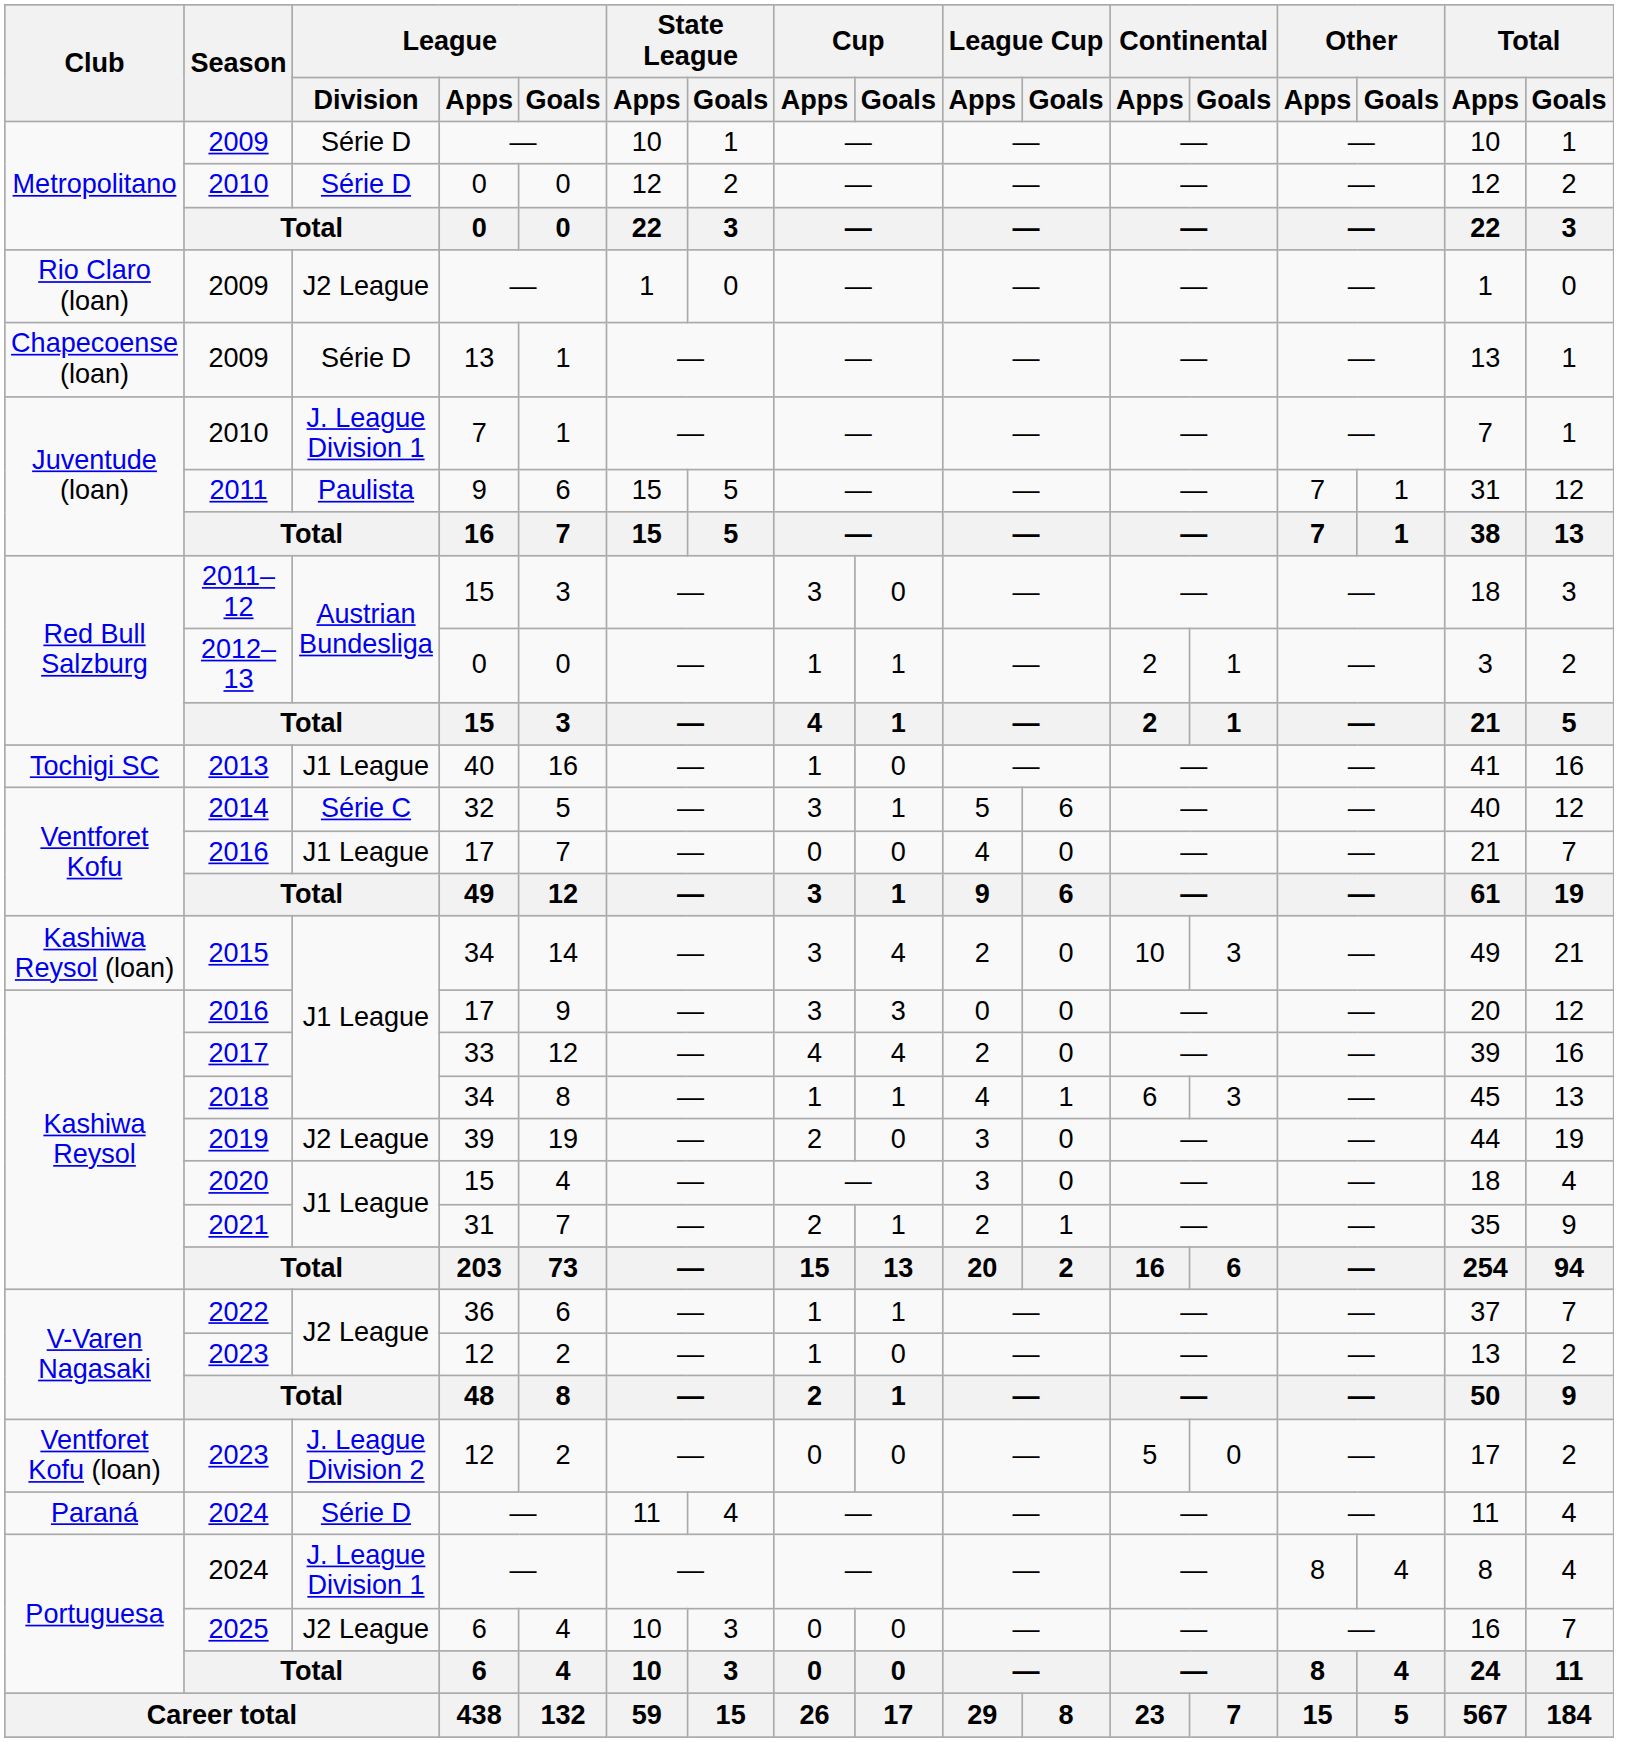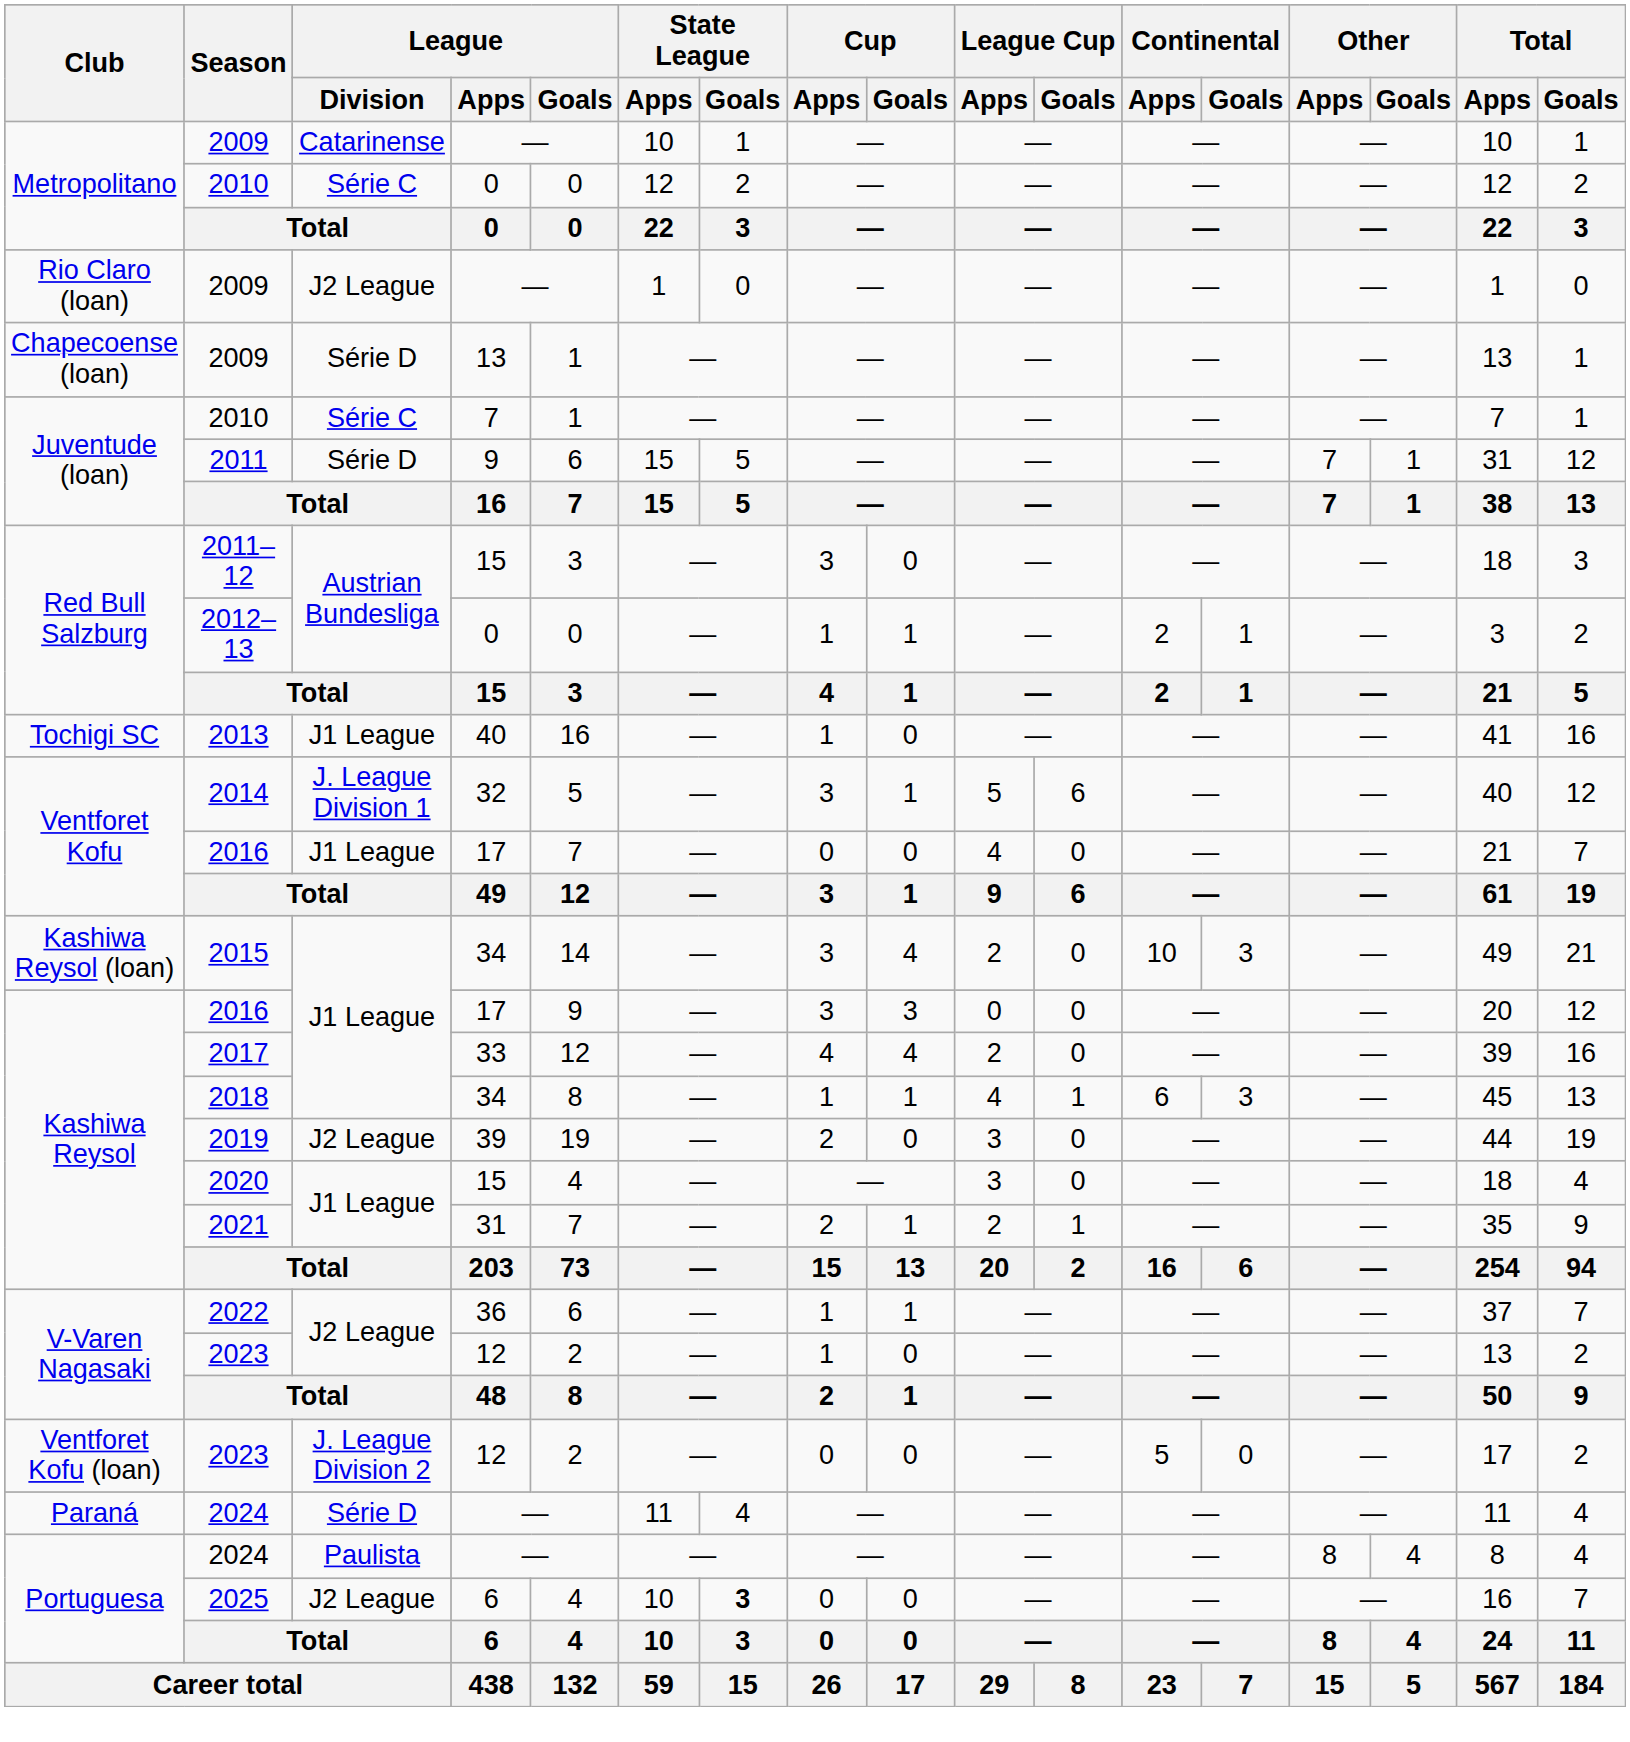(366, 142) Série D -> (372, 142) Catarinense
(366, 185) Série D -> (372, 185) Série C
(366, 432) J. League Division 1 -> (372, 417) Série C
(366, 490) Paulista -> (372, 460) Série D
(366, 808) Série C -> (372, 793) J. League Division 1
(366, 1571) J. League Division 1 -> (372, 1555) Paulista
(731, 1629) normal -> (743, 1598) bold
